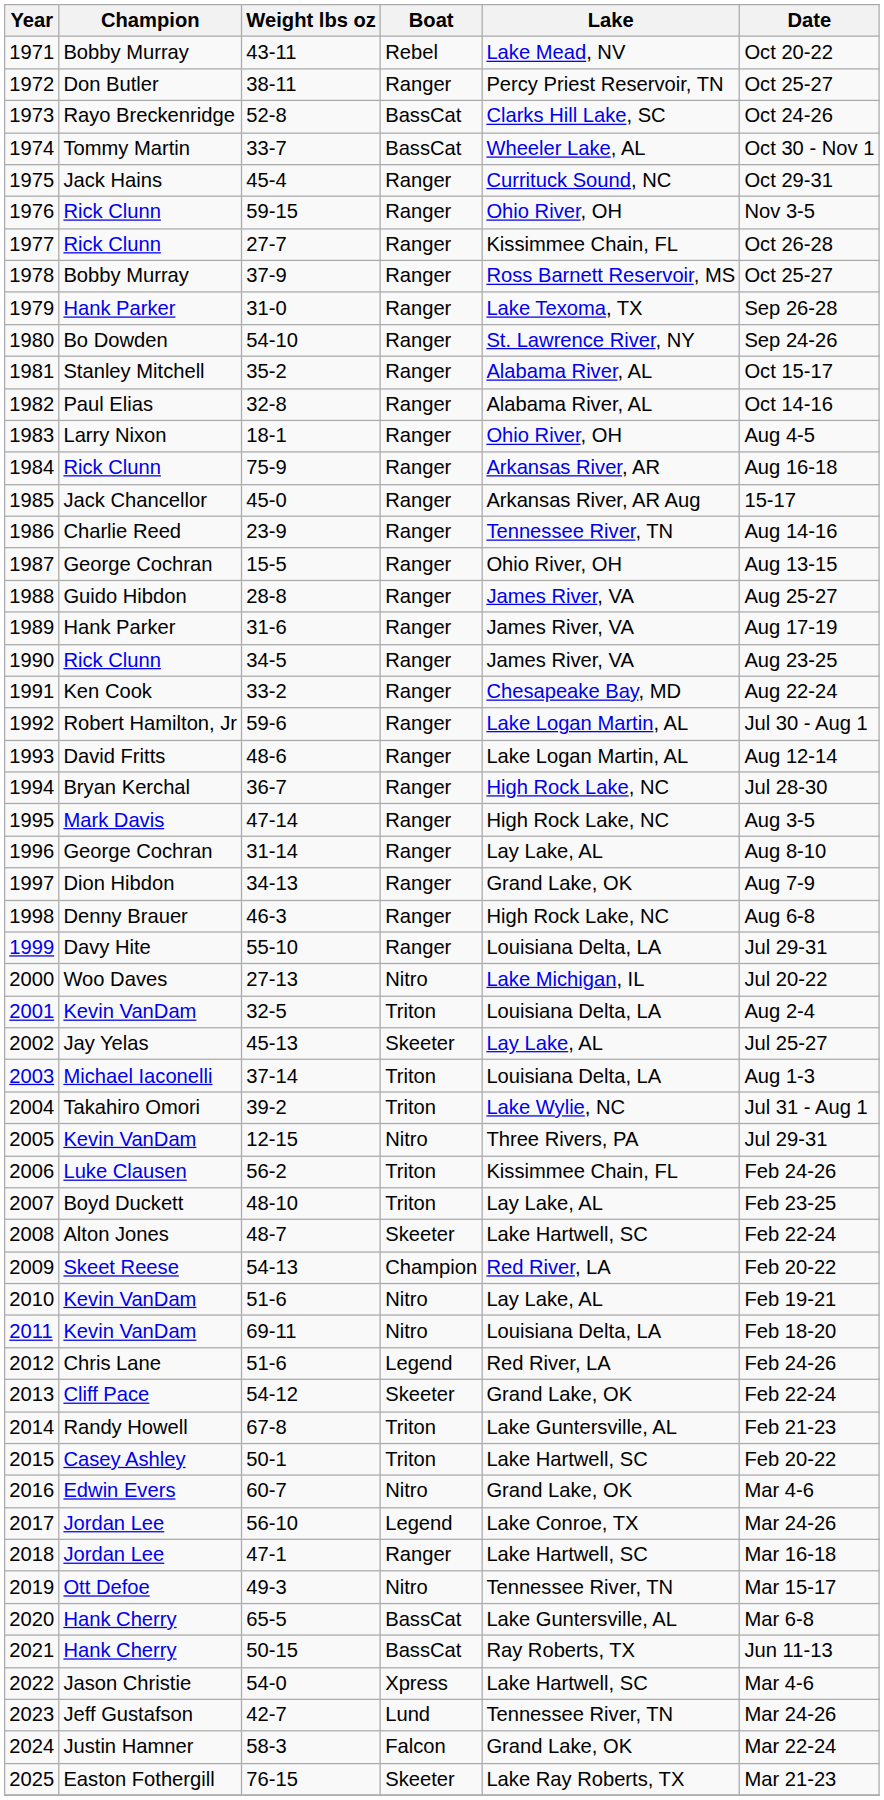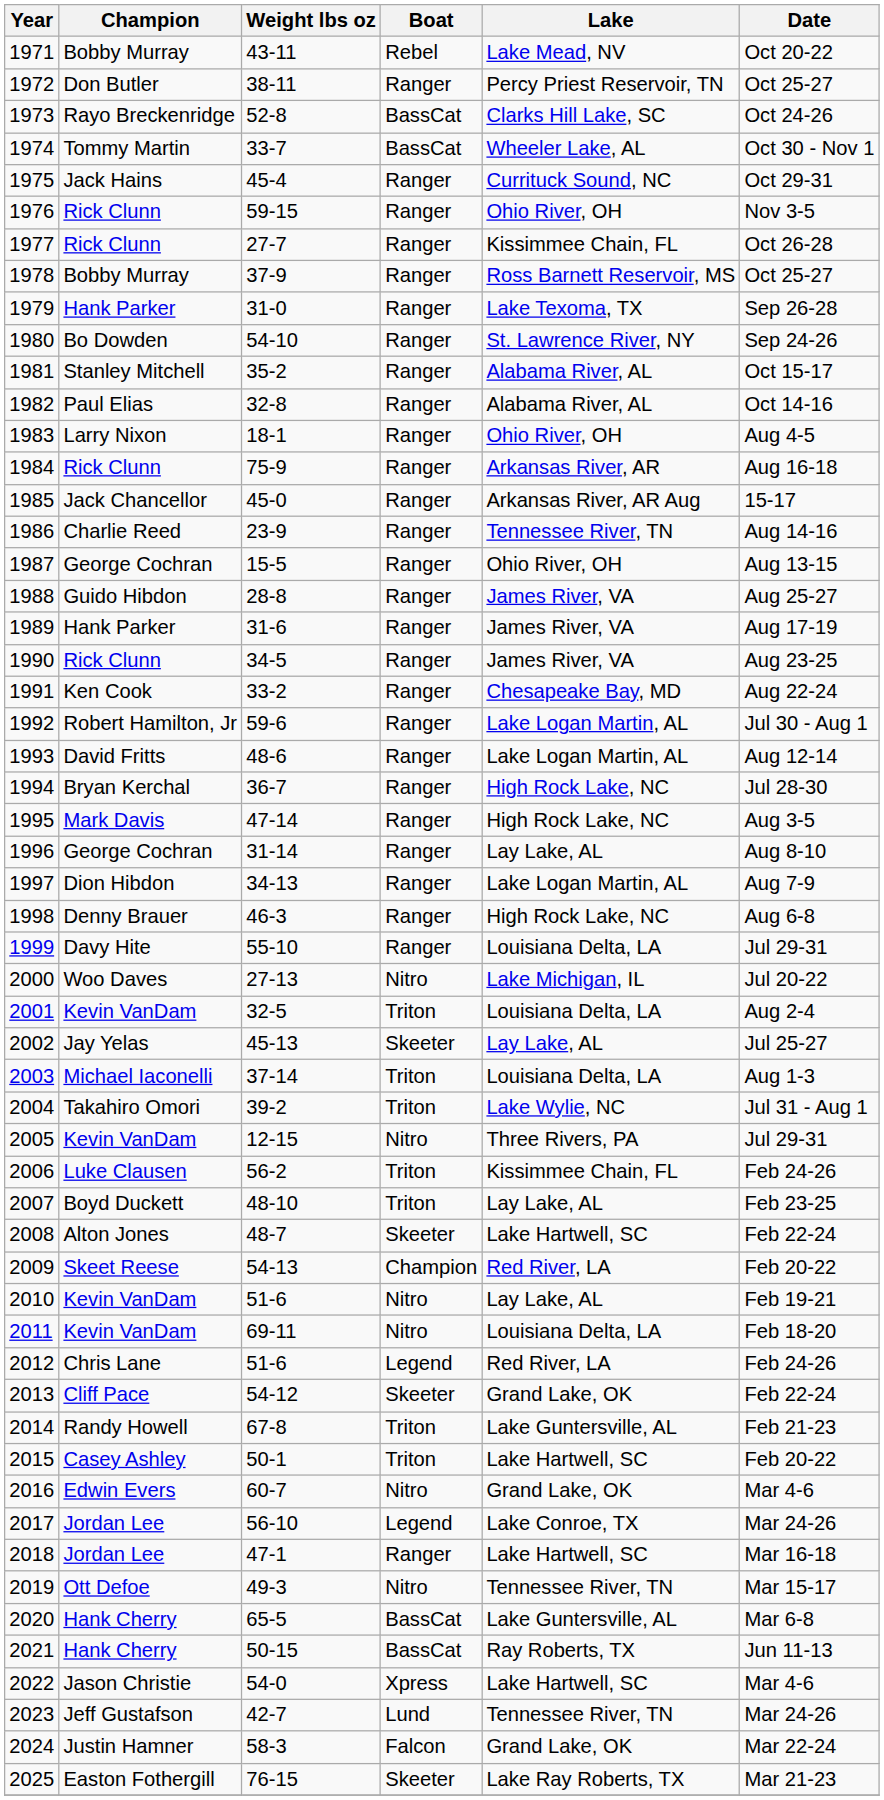(559, 883) Grand Lake, OK -> (587, 883) Lake Logan Martin, AL
